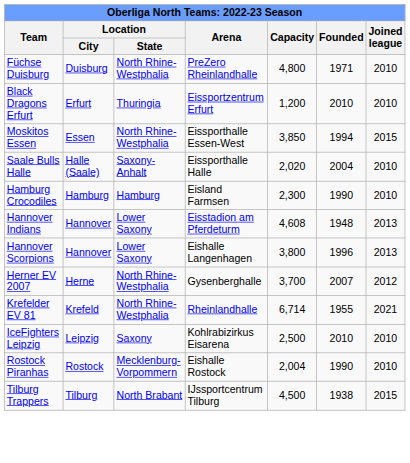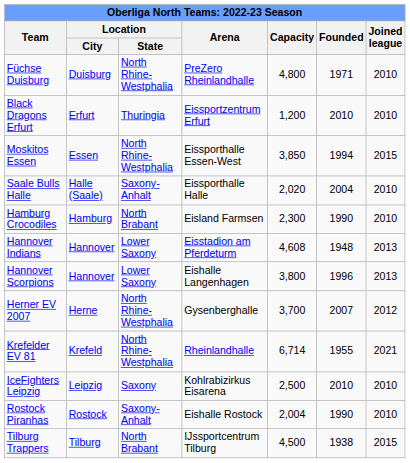(138, 195) Hamburg -> (139, 219) North Brabant
(149, 367) Mecklenburg-Vorpommern -> (140, 414) Saxony-Anhalt
